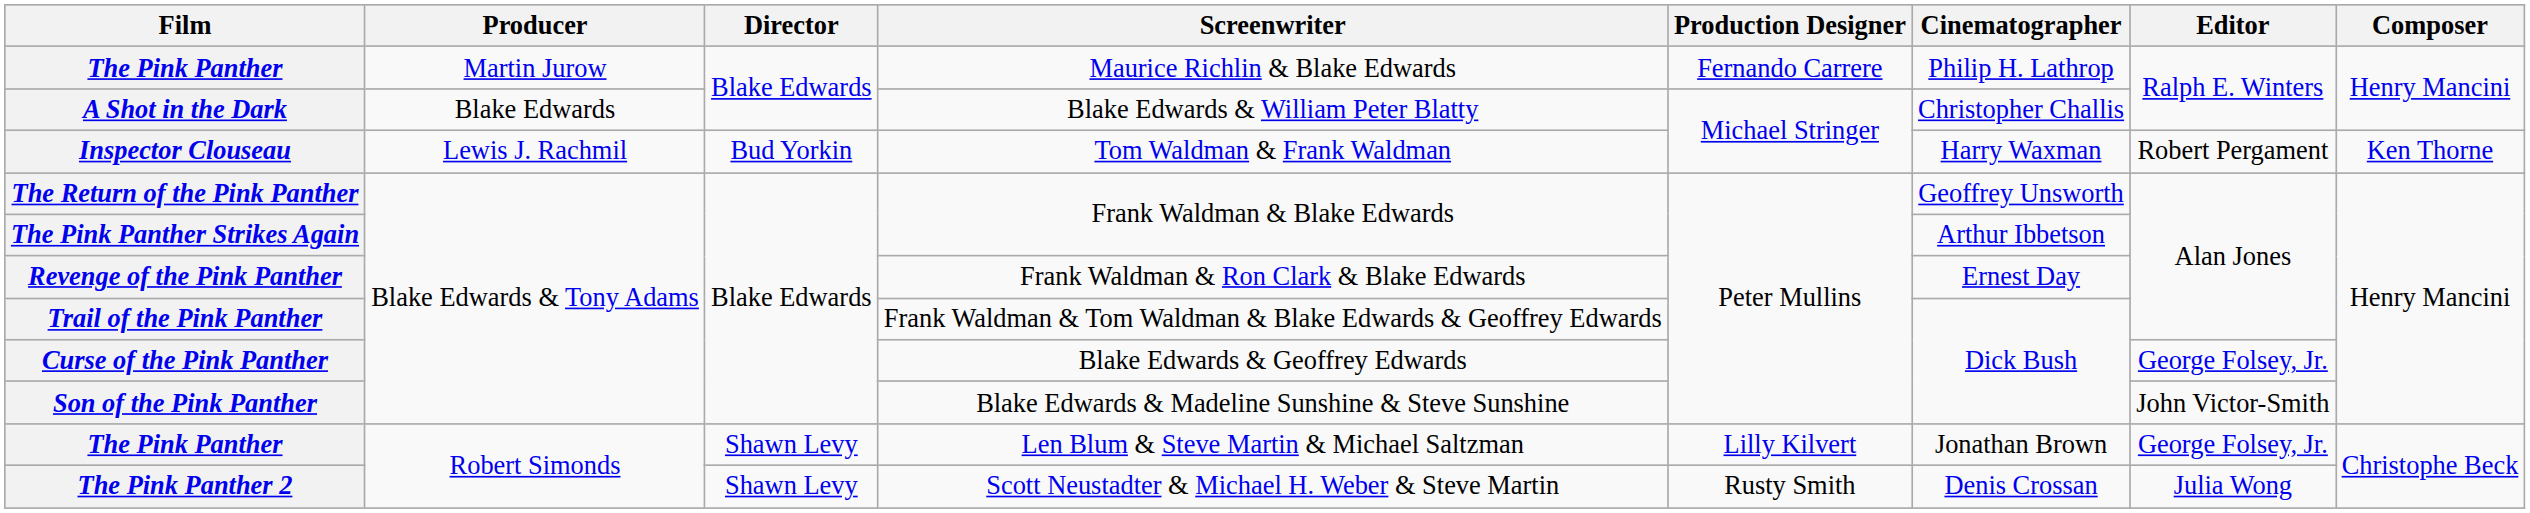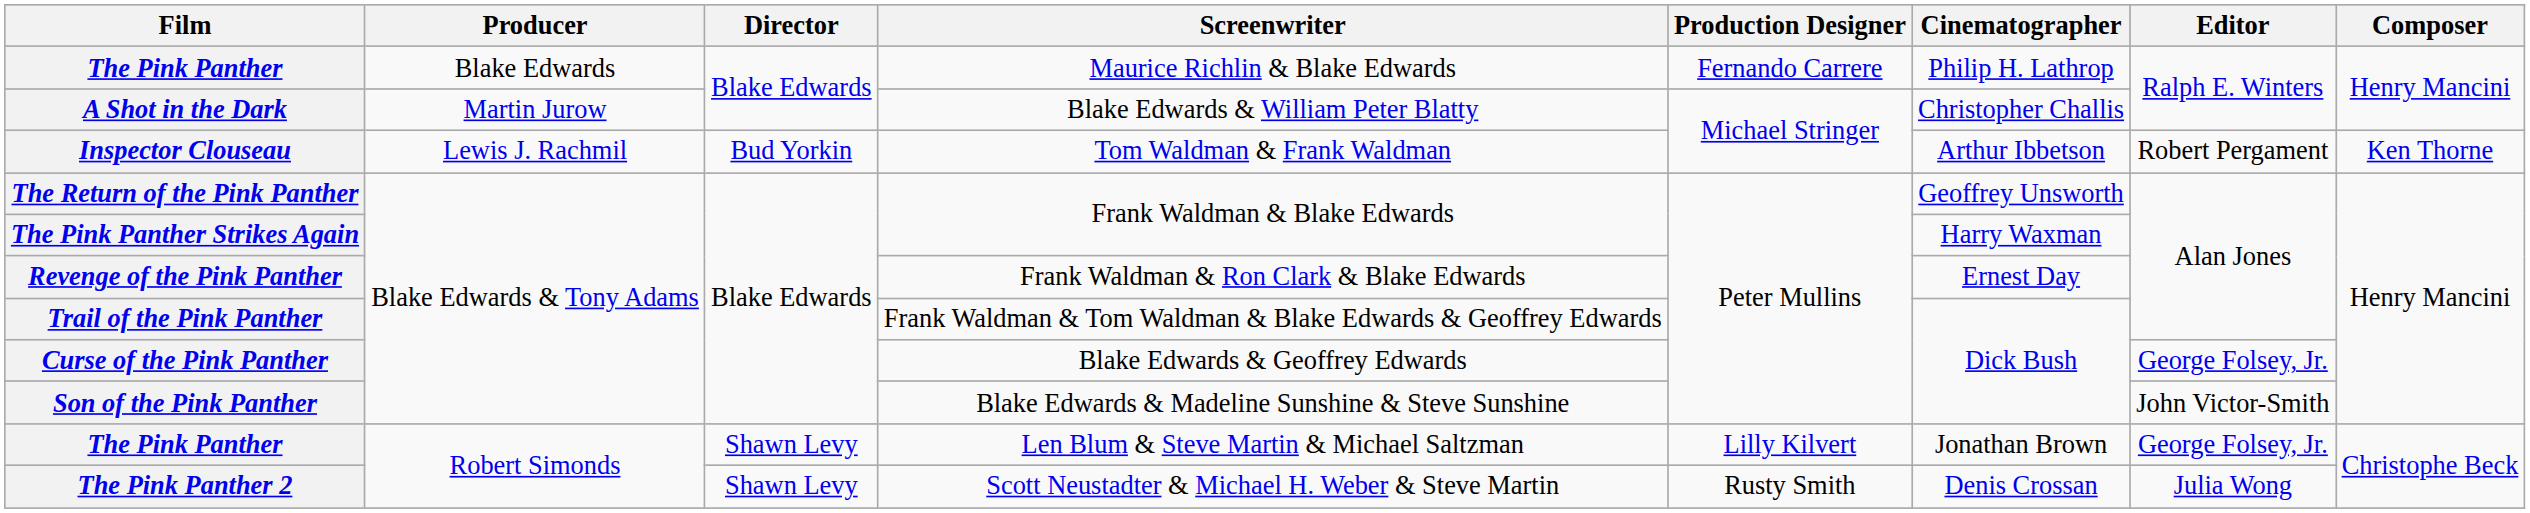(535, 67) Martin Jurow -> (535, 67) Blake Edwards
(535, 109) Blake Edwards -> (535, 109) Martin Jurow
(2021, 151) Harry Waxman -> (2021, 151) Arthur Ibbetson
(2021, 234) Arthur Ibbetson -> (2021, 234) Harry Waxman
